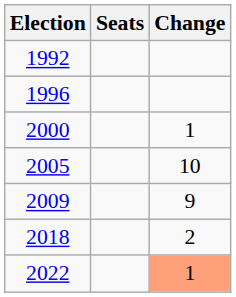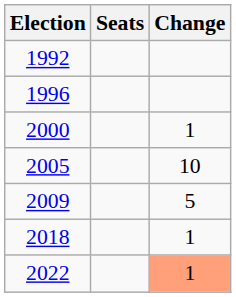(190, 201) 9 -> (190, 201) 5
(190, 237) 2 -> (190, 237) 1
